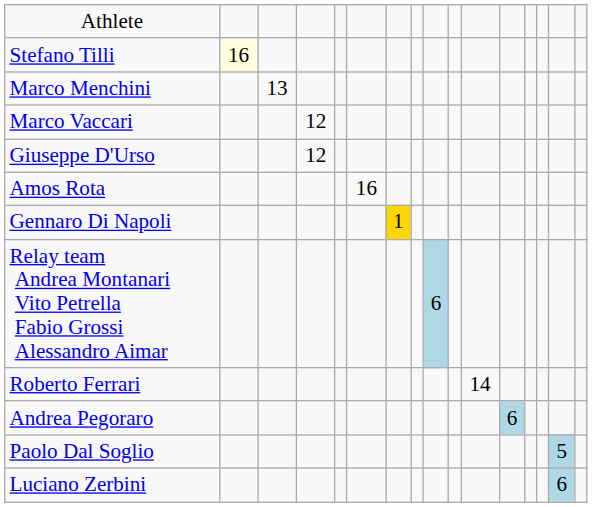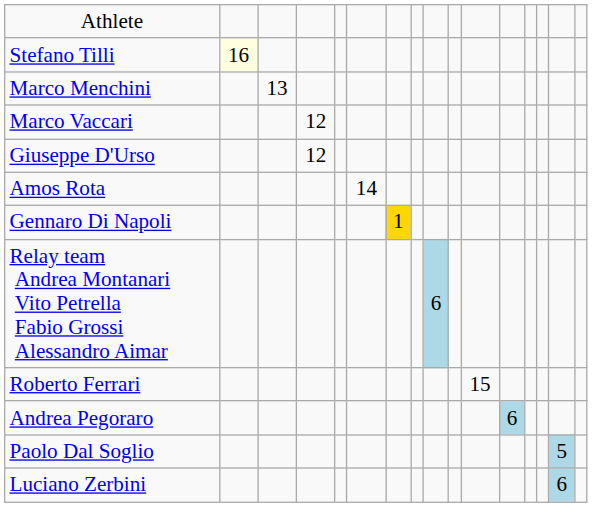(366, 188) 16 -> (366, 188) 14
(480, 384) 14 -> (480, 384) 15
